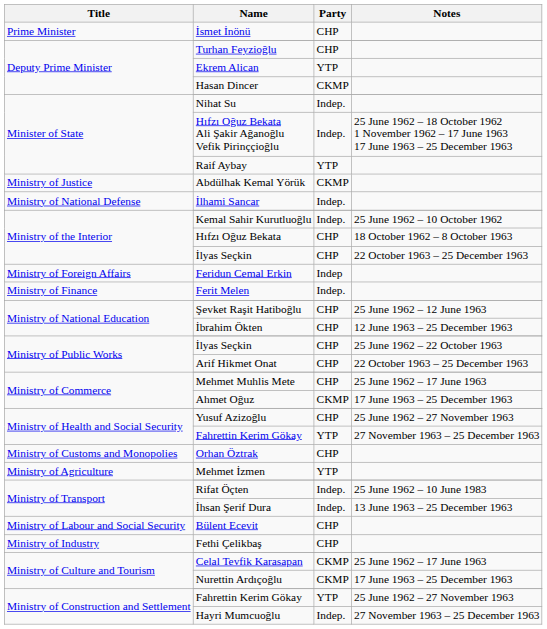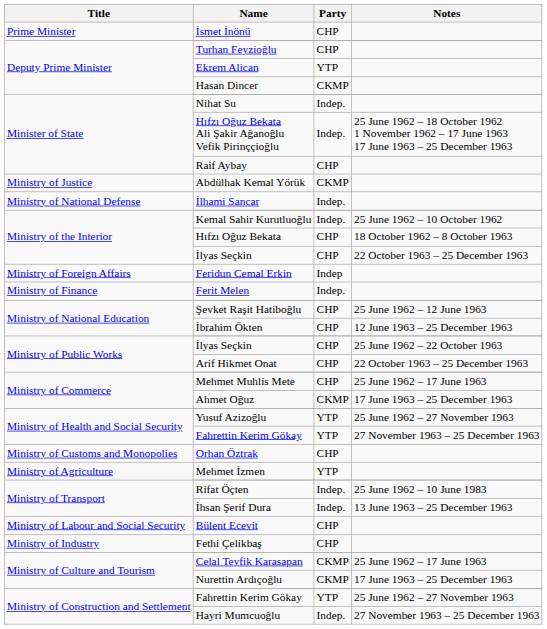(327, 165) YTP -> (328, 165) CHP
(328, 417) CHP -> (327, 417) YTP
